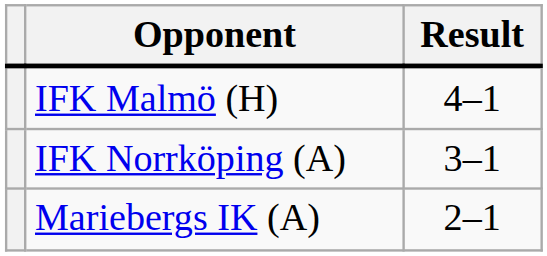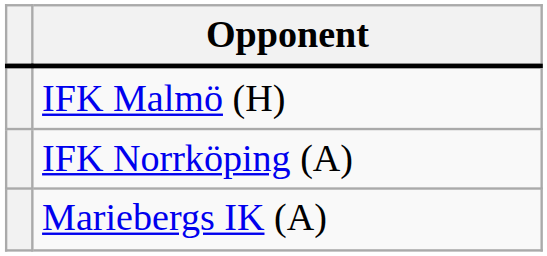- column: (472, 34)
